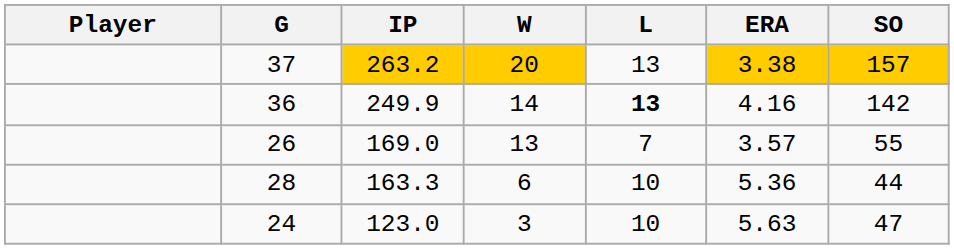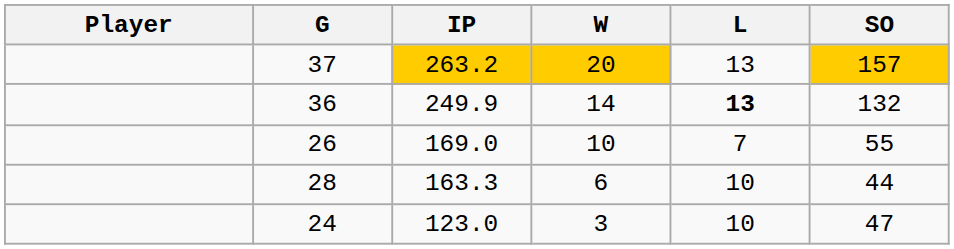- column: (767, 25)
(888, 105) 142 -> (879, 105) 132
(524, 144) 13 -> (601, 144) 10
